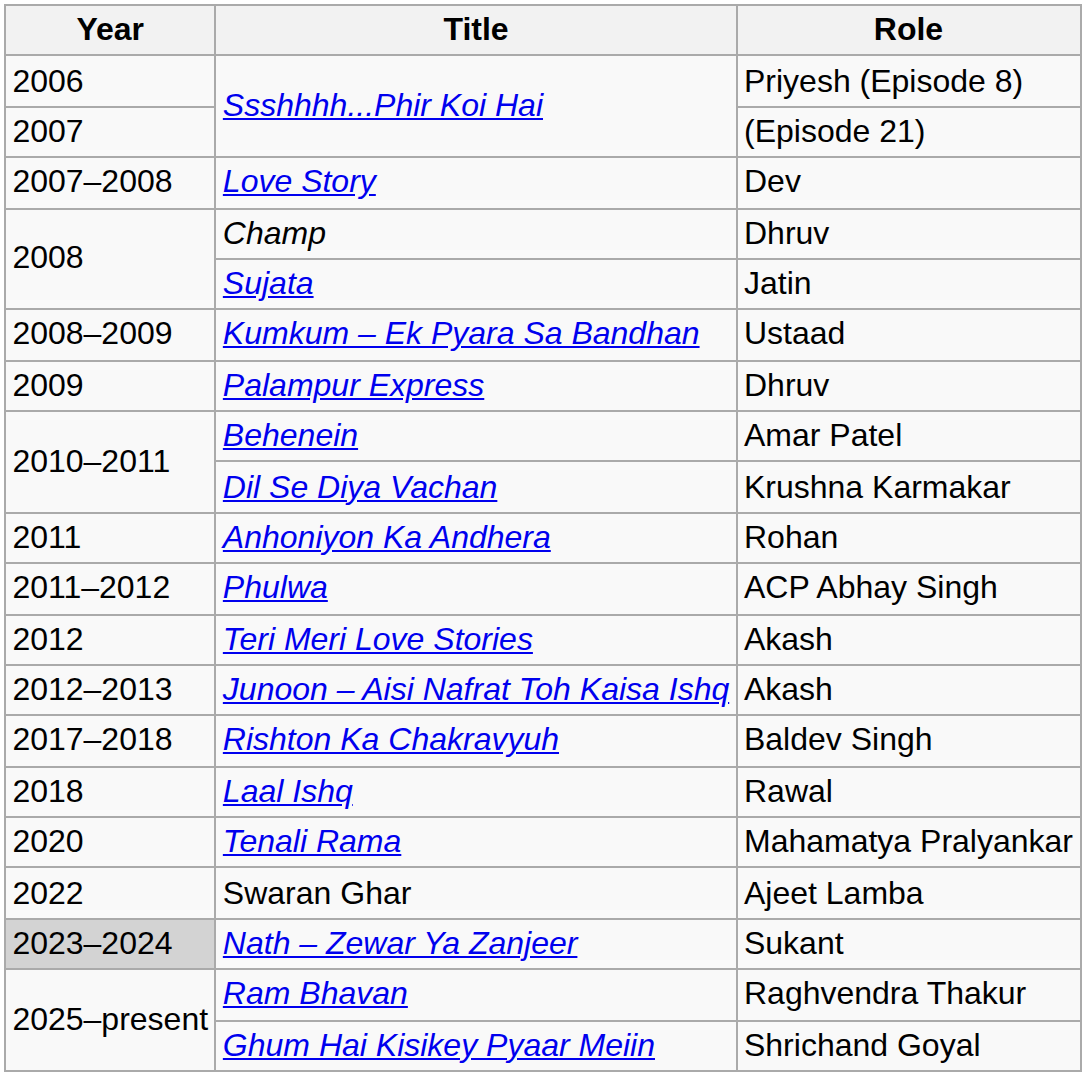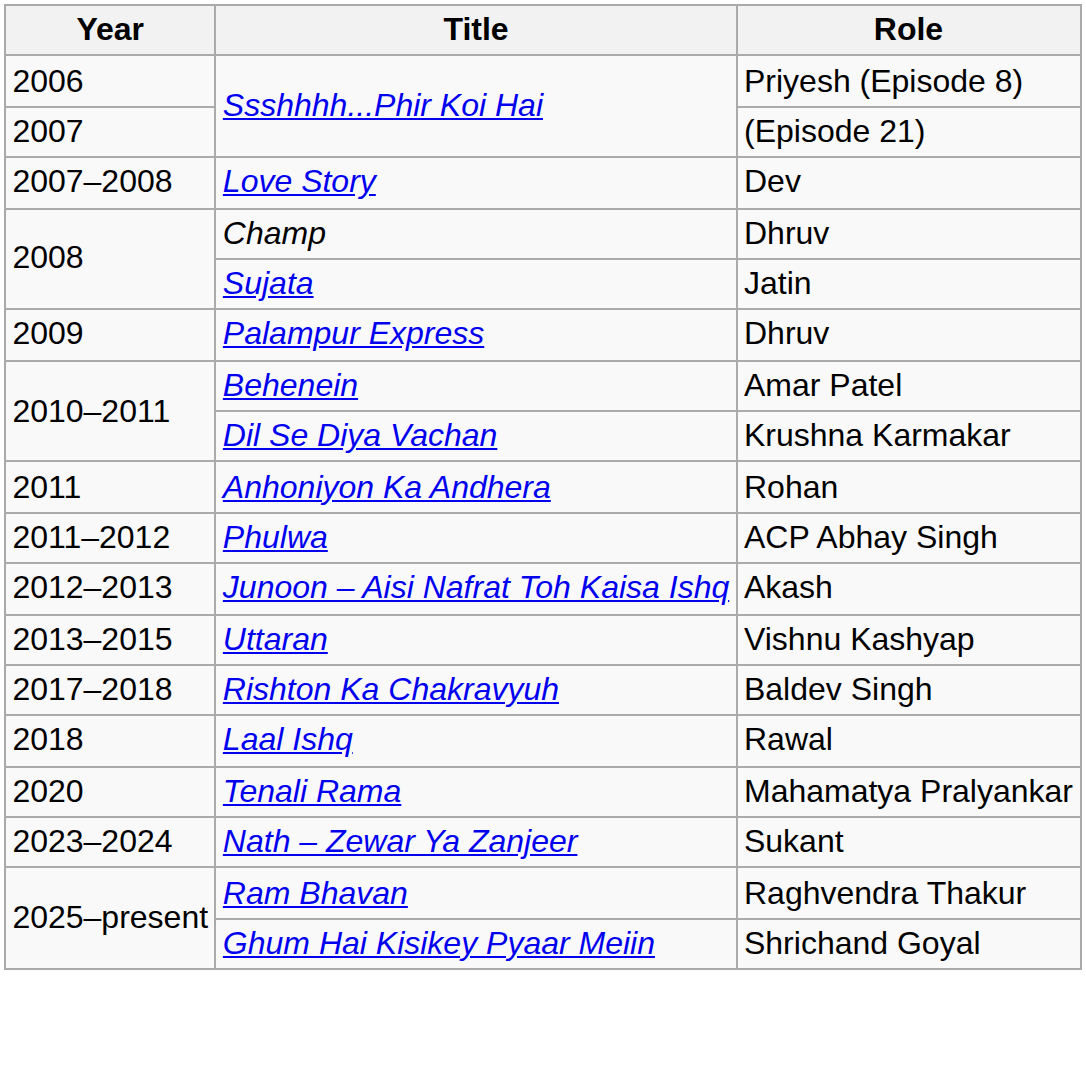- row: (461, 334)
- row: (378, 638)
+ row: (275, 638)
- row: (317, 892)
(92, 943) lightgrey background -> (92, 841) no background
